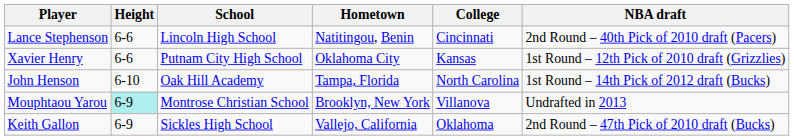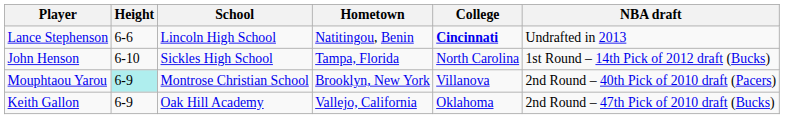(465, 37) normal -> (467, 37) bold
(651, 37) 2nd Round – 40th Pick of 2010 draft (Pacers) -> (576, 37) Undrafted in 2013
- row: (45, 59)
(212, 80) Oak Hill Academy -> (217, 59) Sickles High School
(576, 102) Undrafted in 2013 -> (651, 80) 2nd Round – 40th Pick of 2010 draft (Pacers)
(217, 124) Sickles High School -> (212, 102) Oak Hill Academy
